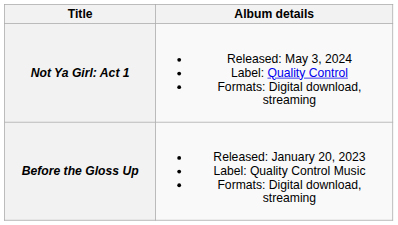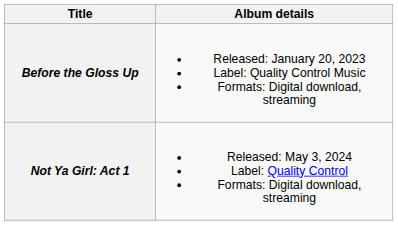rows swapped: (80, 171) <-> (80, 72)
